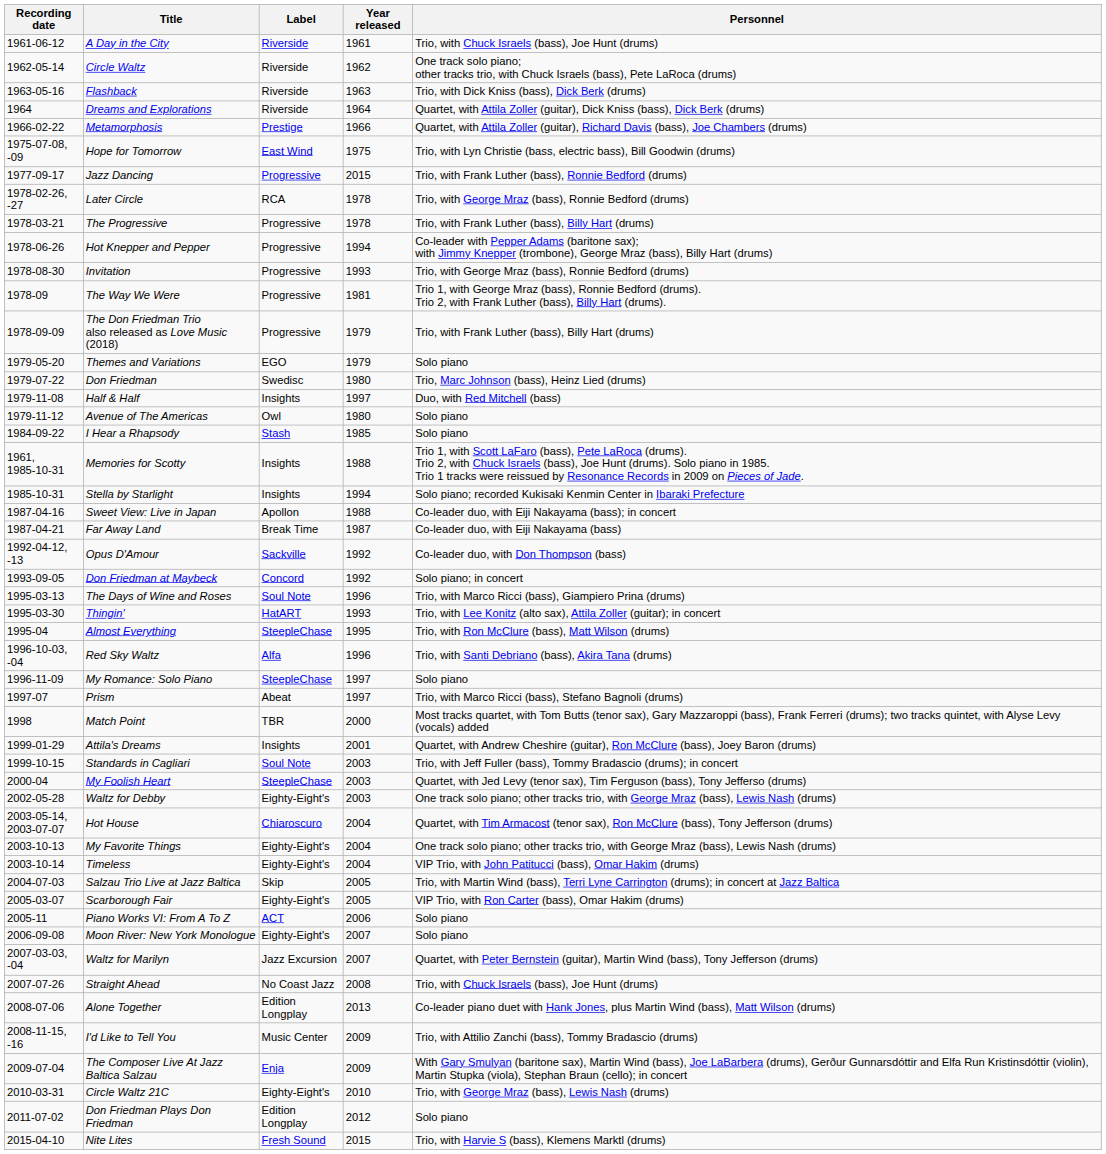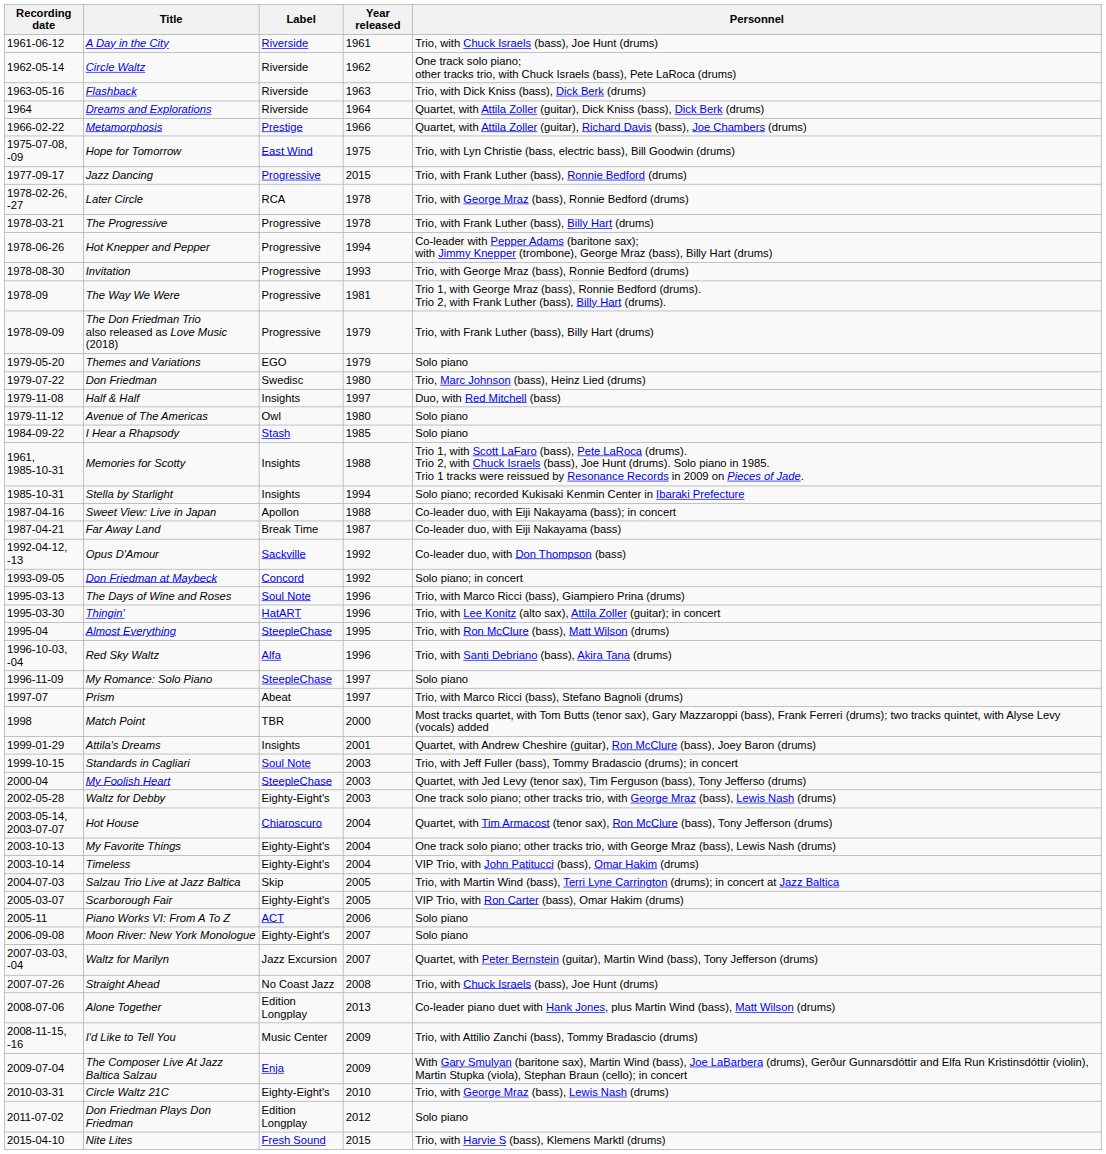(358, 613) 1993 -> (358, 613) 1996
